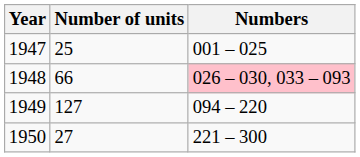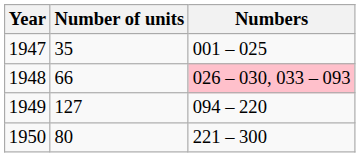(64, 48) 25 -> (64, 48) 35
(64, 136) 27 -> (64, 136) 80
